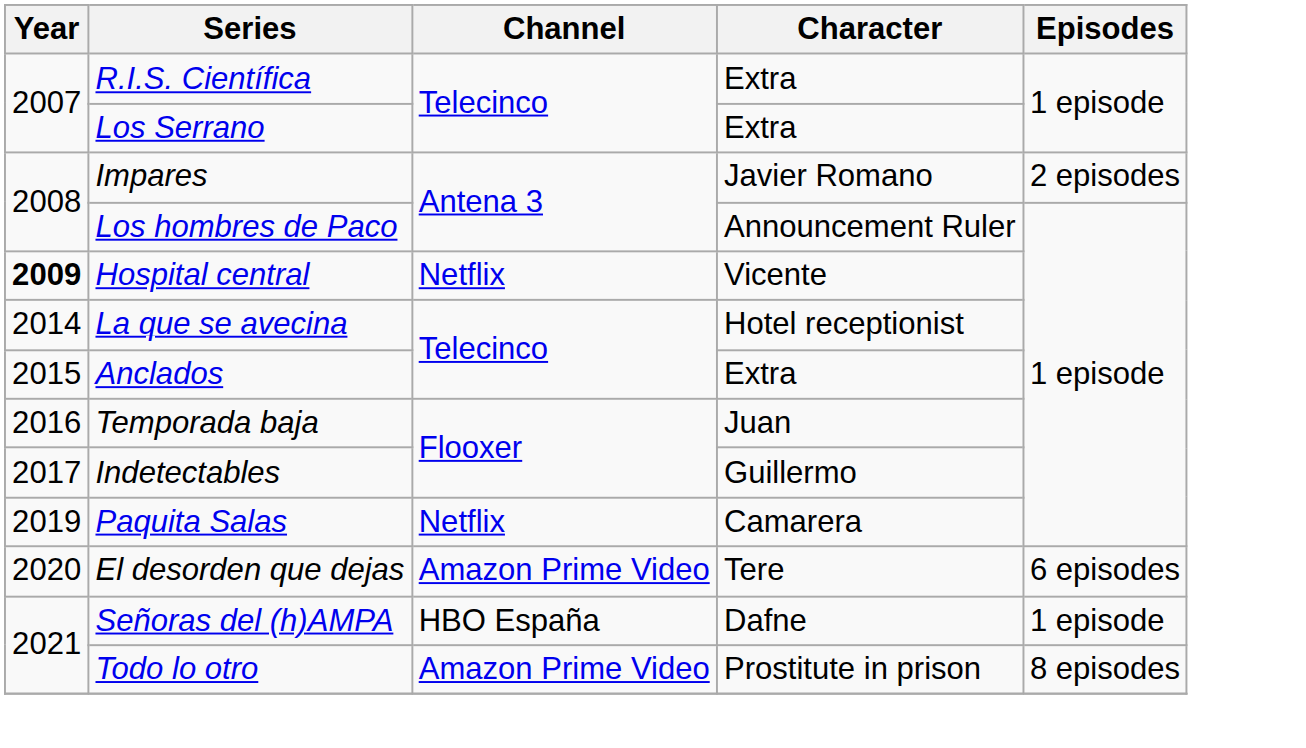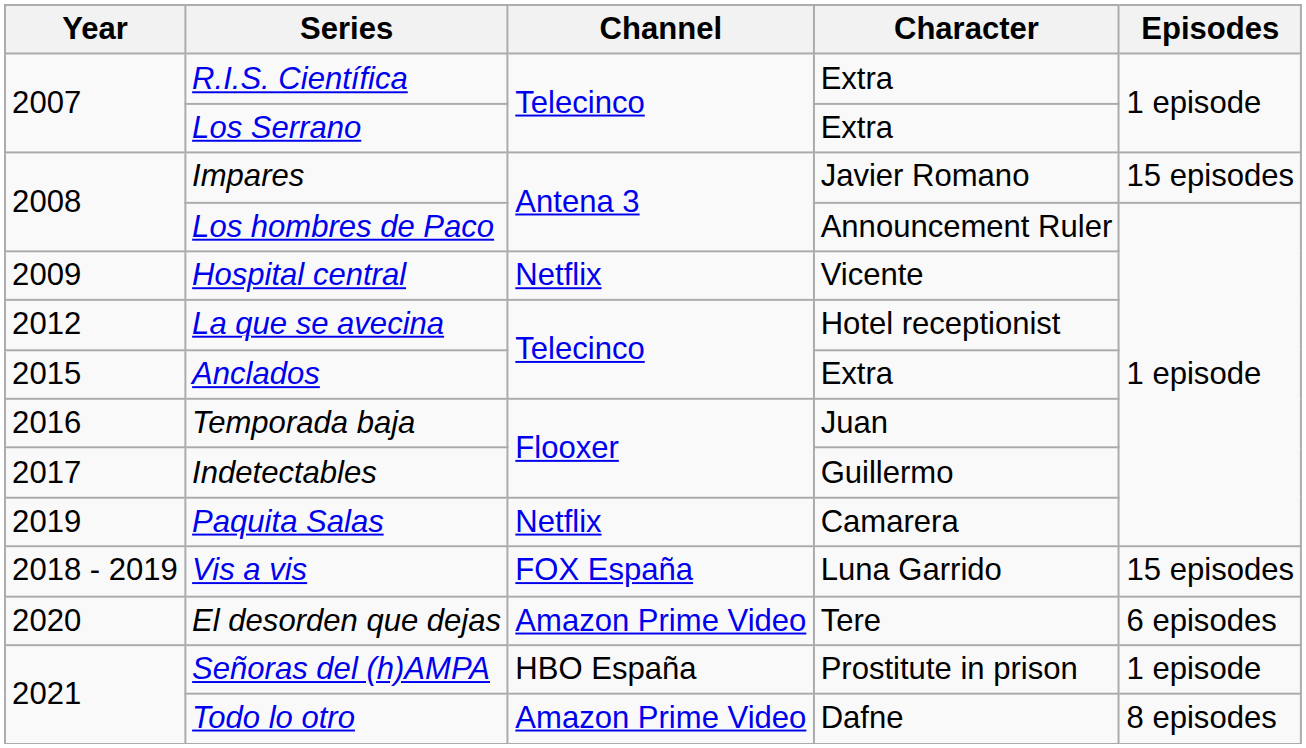(1105, 176) 2 episodes -> (1210, 176) 15 episodes
(47, 275) bold -> (47, 275) normal
(47, 324) 2014 -> (47, 324) 2012
+ row: (250, 570)
(765, 619) Dafne -> (949, 669) Prostitute in prison
(853, 669) Prostitute in prison -> (862, 718) Dafne
